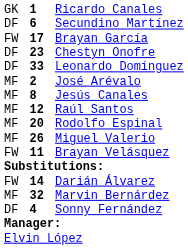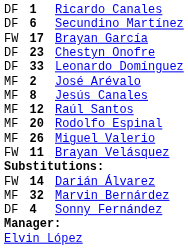(11, 10) GK -> (11, 10) DF
